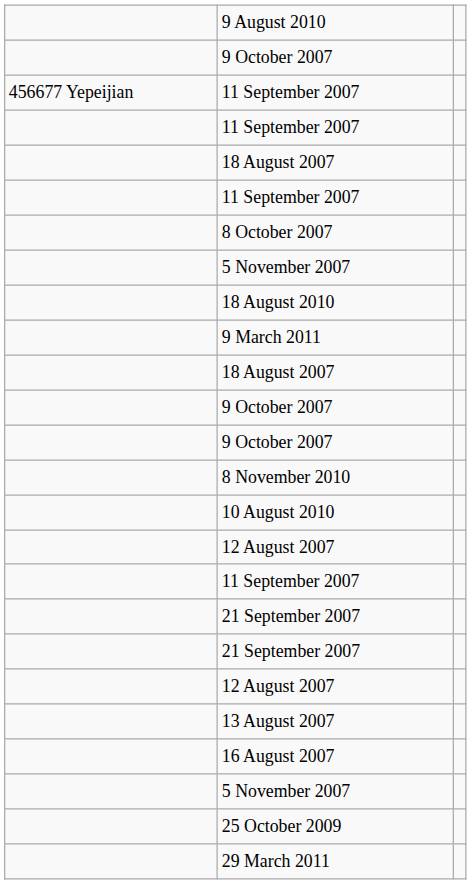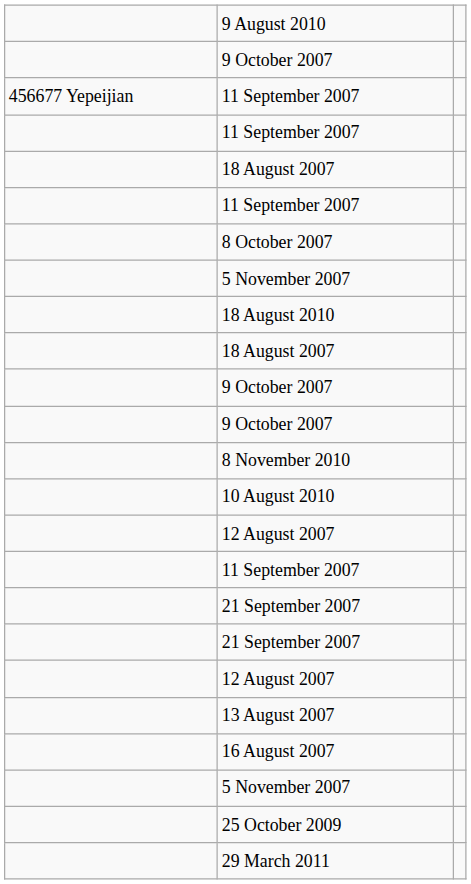- row: (111, 337)
